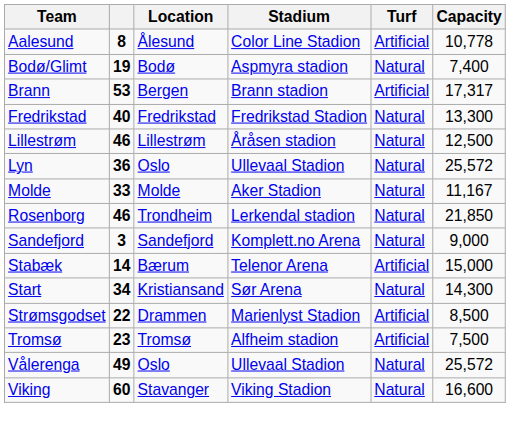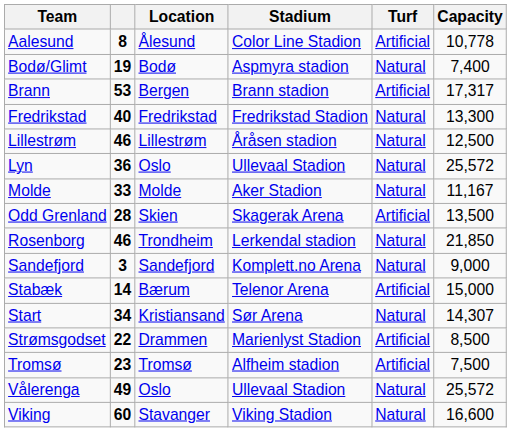+ row: (57, 215)
(469, 290) 14,300 -> (470, 315) 14,307
